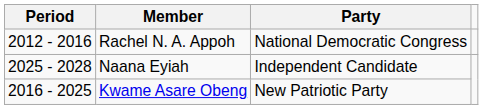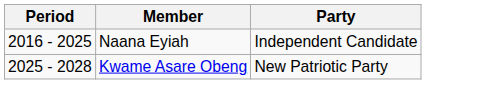- row: (167, 41)
(50, 66) 2025 - 2028 -> (50, 41) 2016 - 2025
(50, 91) 2016 - 2025 -> (50, 66) 2025 - 2028
